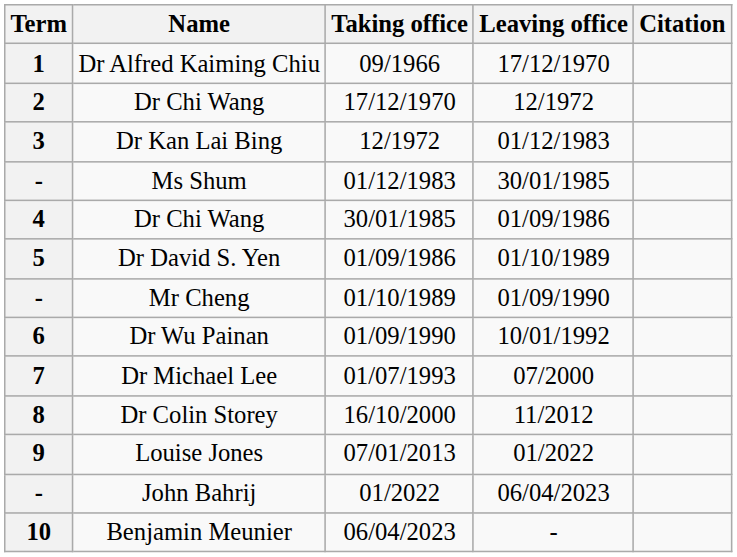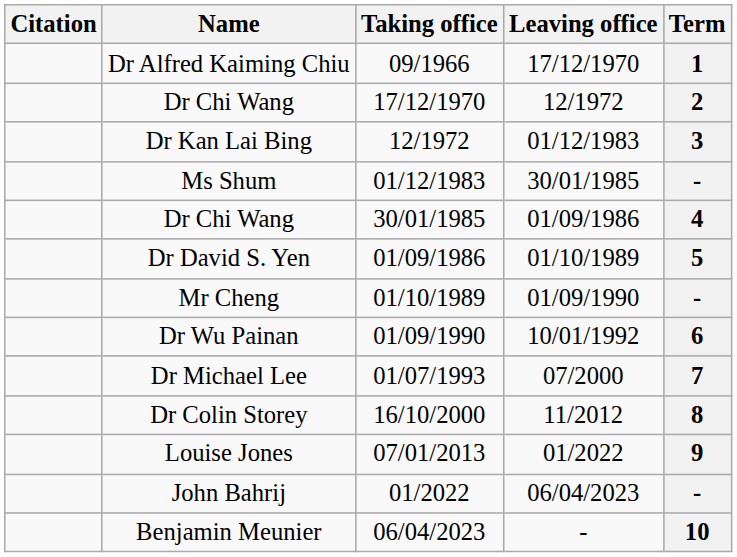columns swapped: (39, 24) <-> (682, 24)
